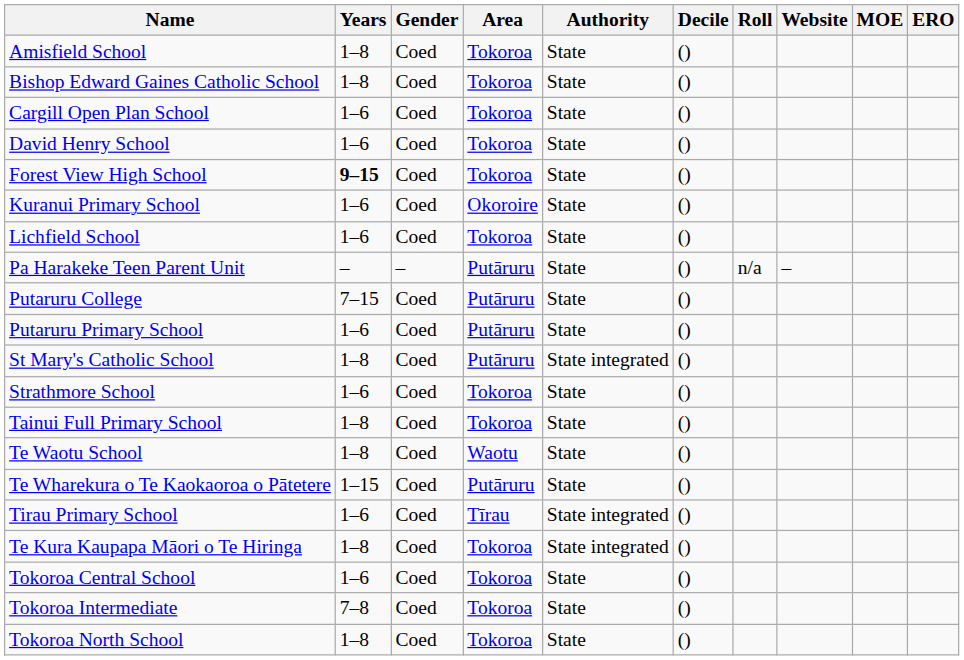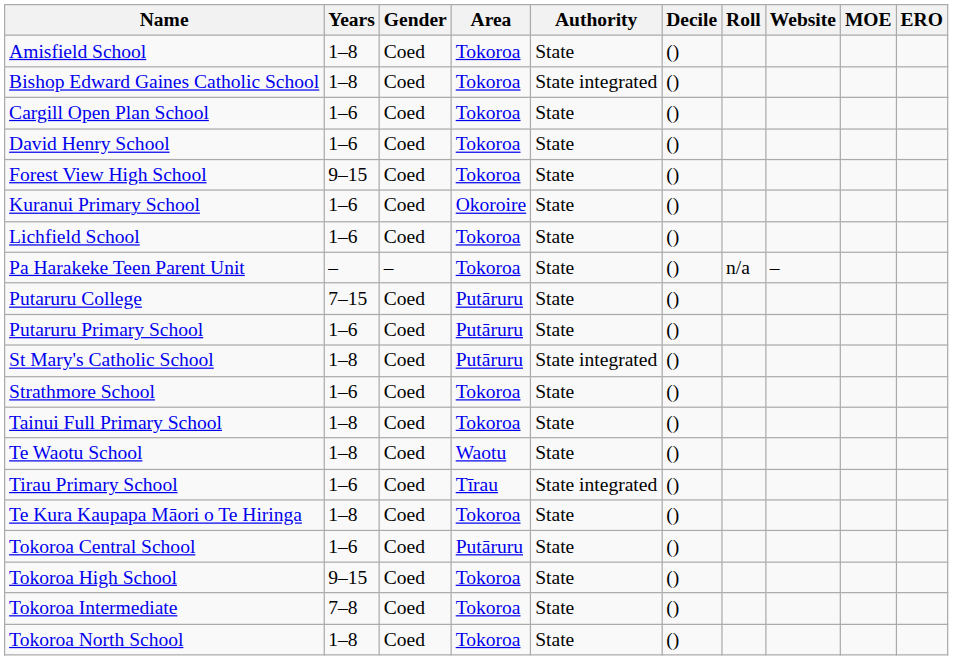(566, 81) State -> (596, 81) State integrated
(359, 174) bold -> (348, 174) normal
(501, 267) Putāruru -> (488, 267) Tokoroa
- row: (170, 484)
(608, 546) State integrated -> (555, 515) State
(500, 577) Tokoroa -> (489, 546) Putāruru
+ row: (93, 577)
